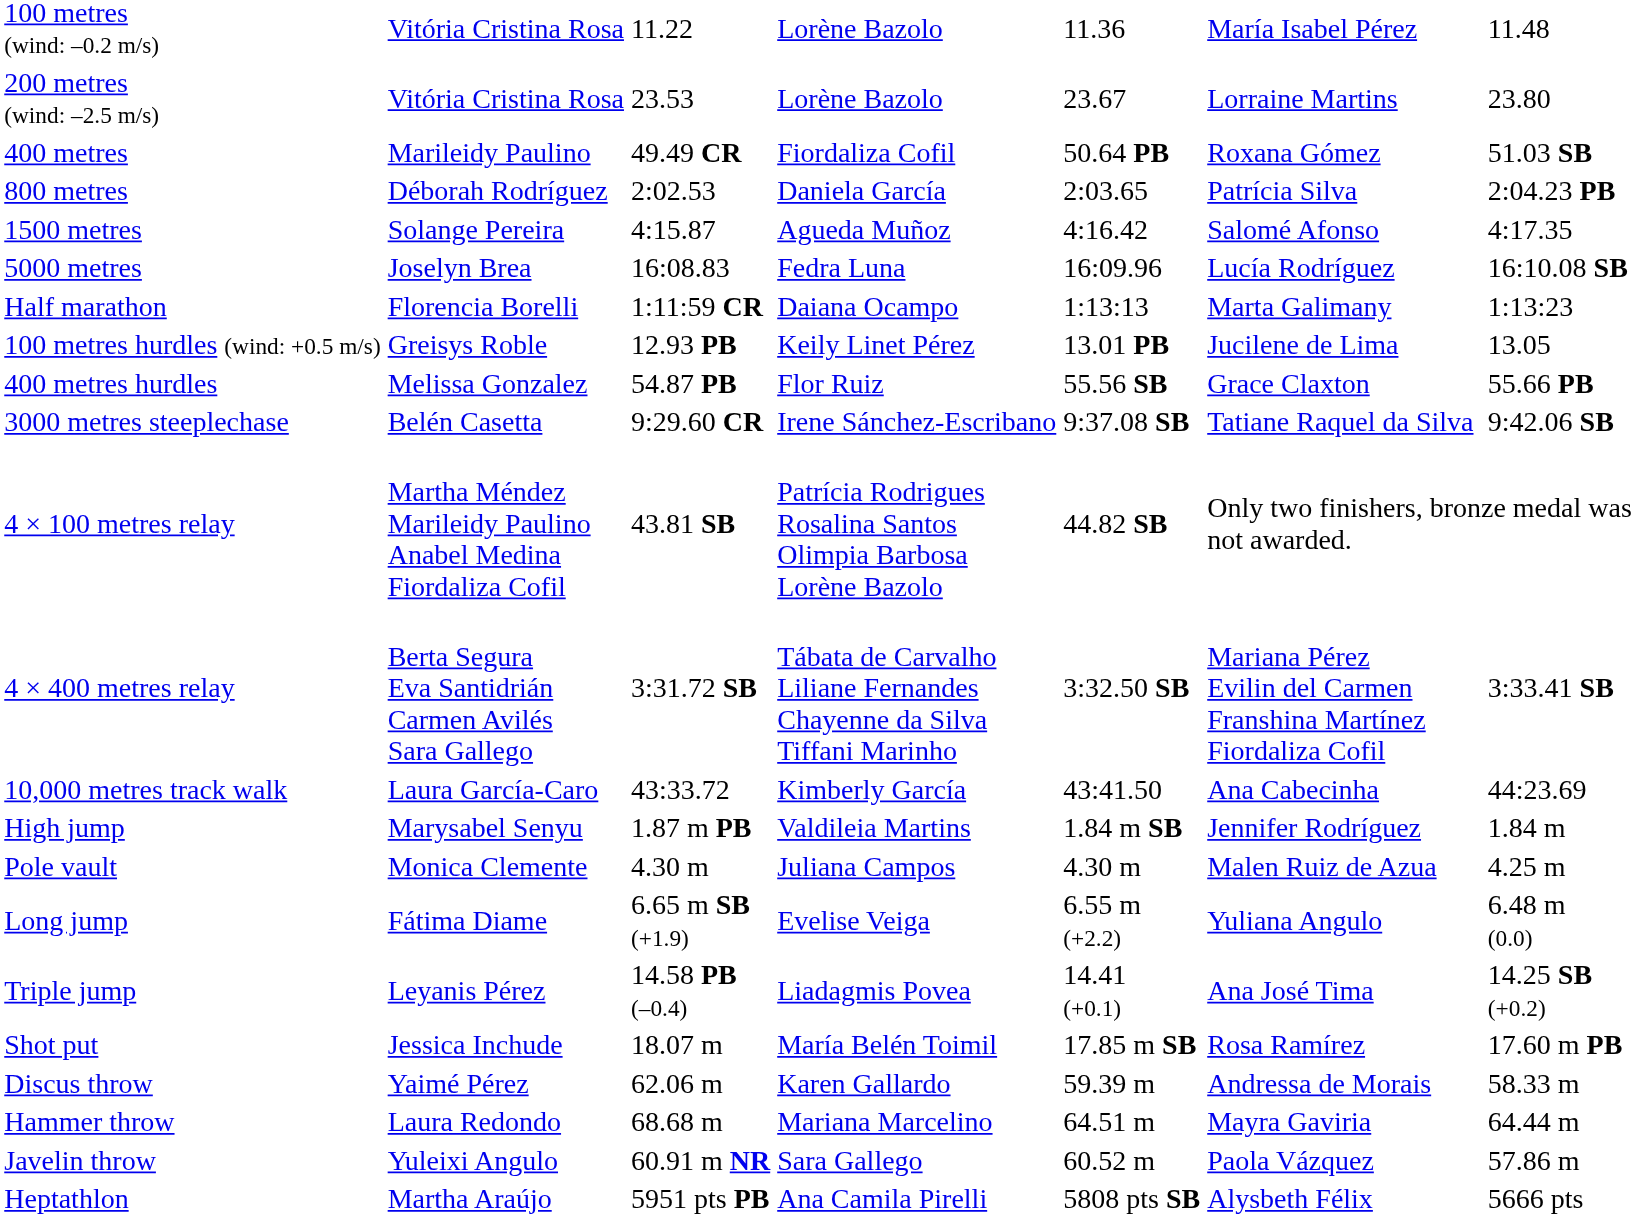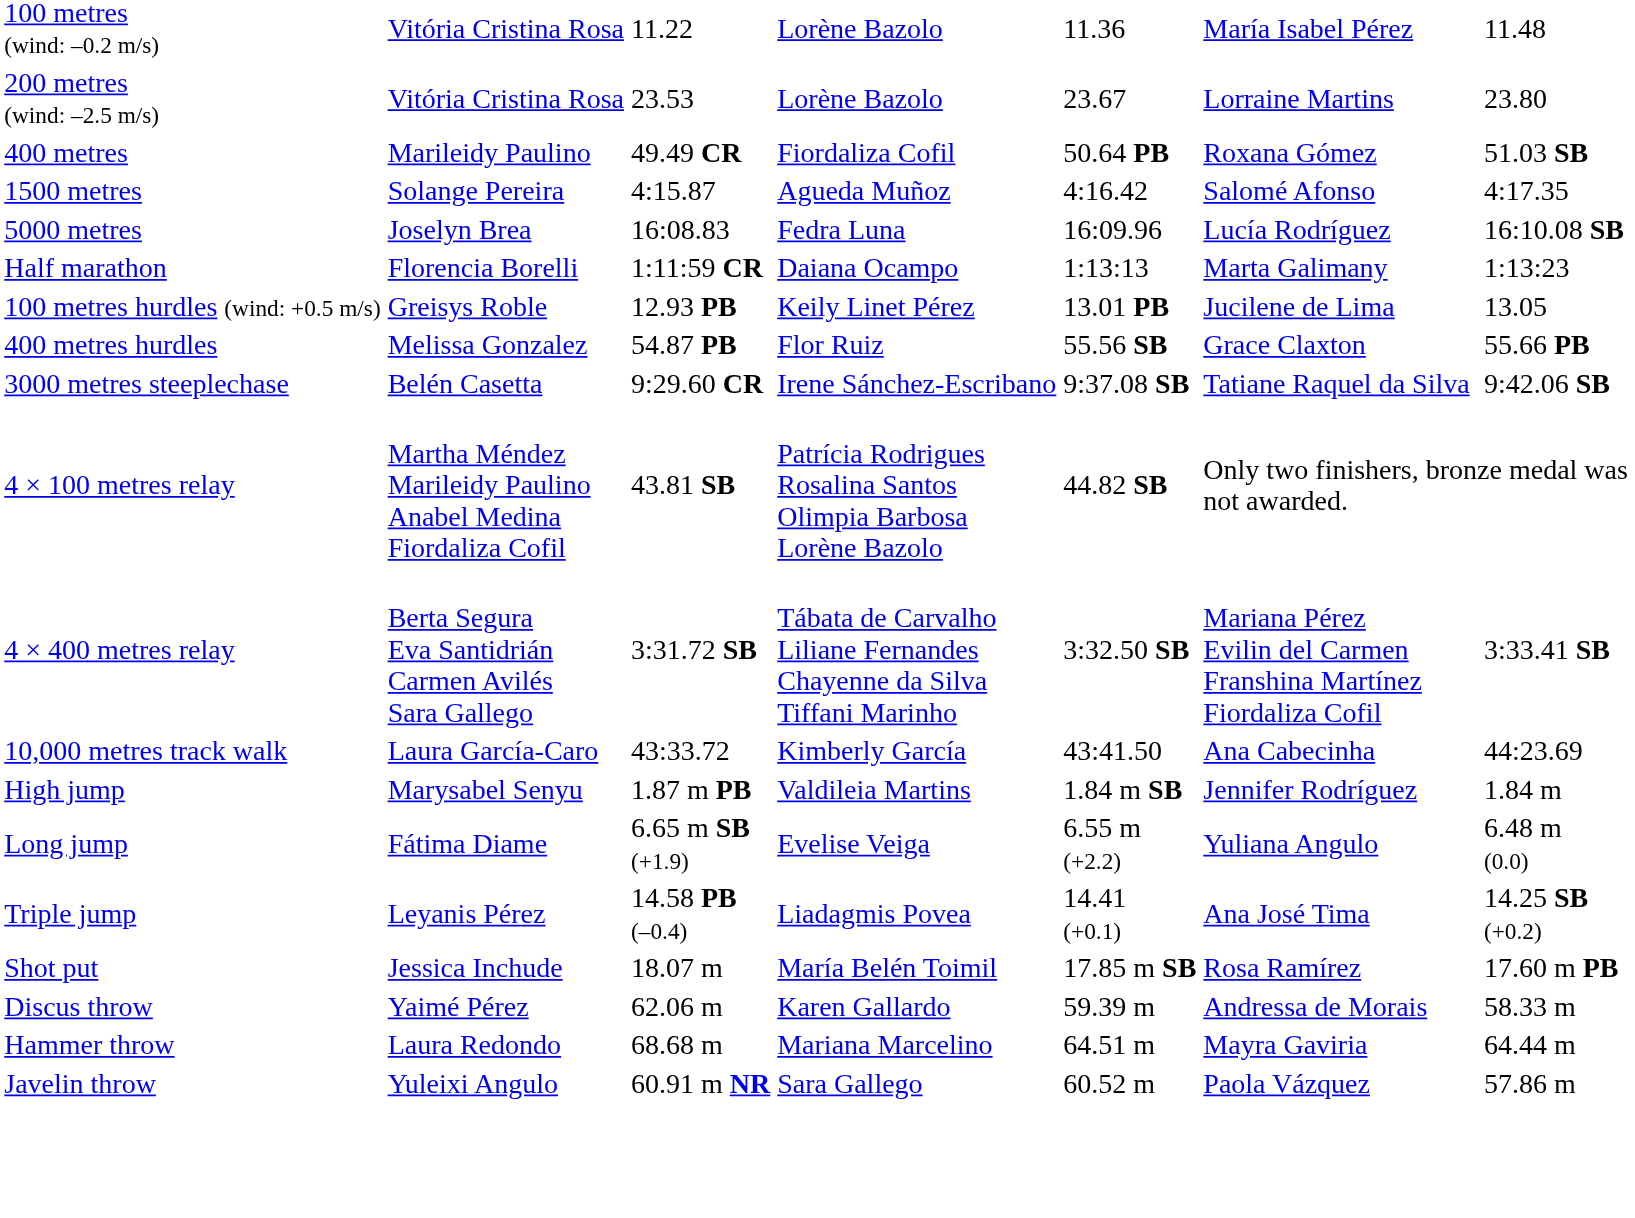- row: (66, 191)
- row: (61, 866)
- row: (66, 1199)
